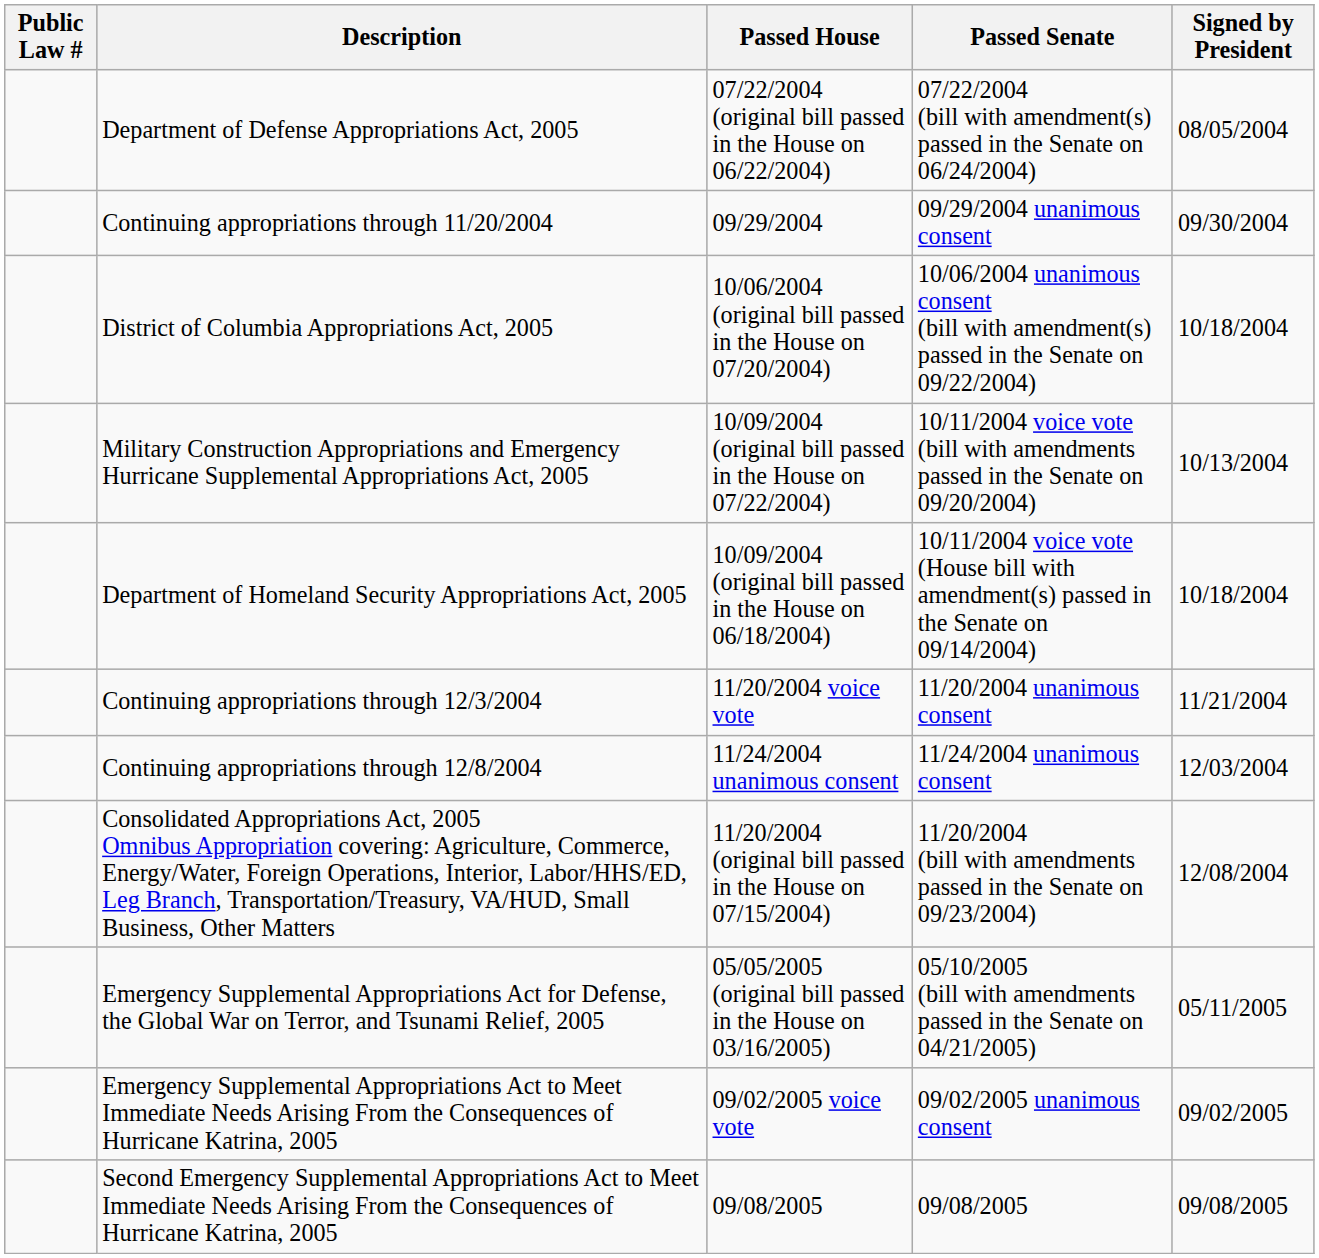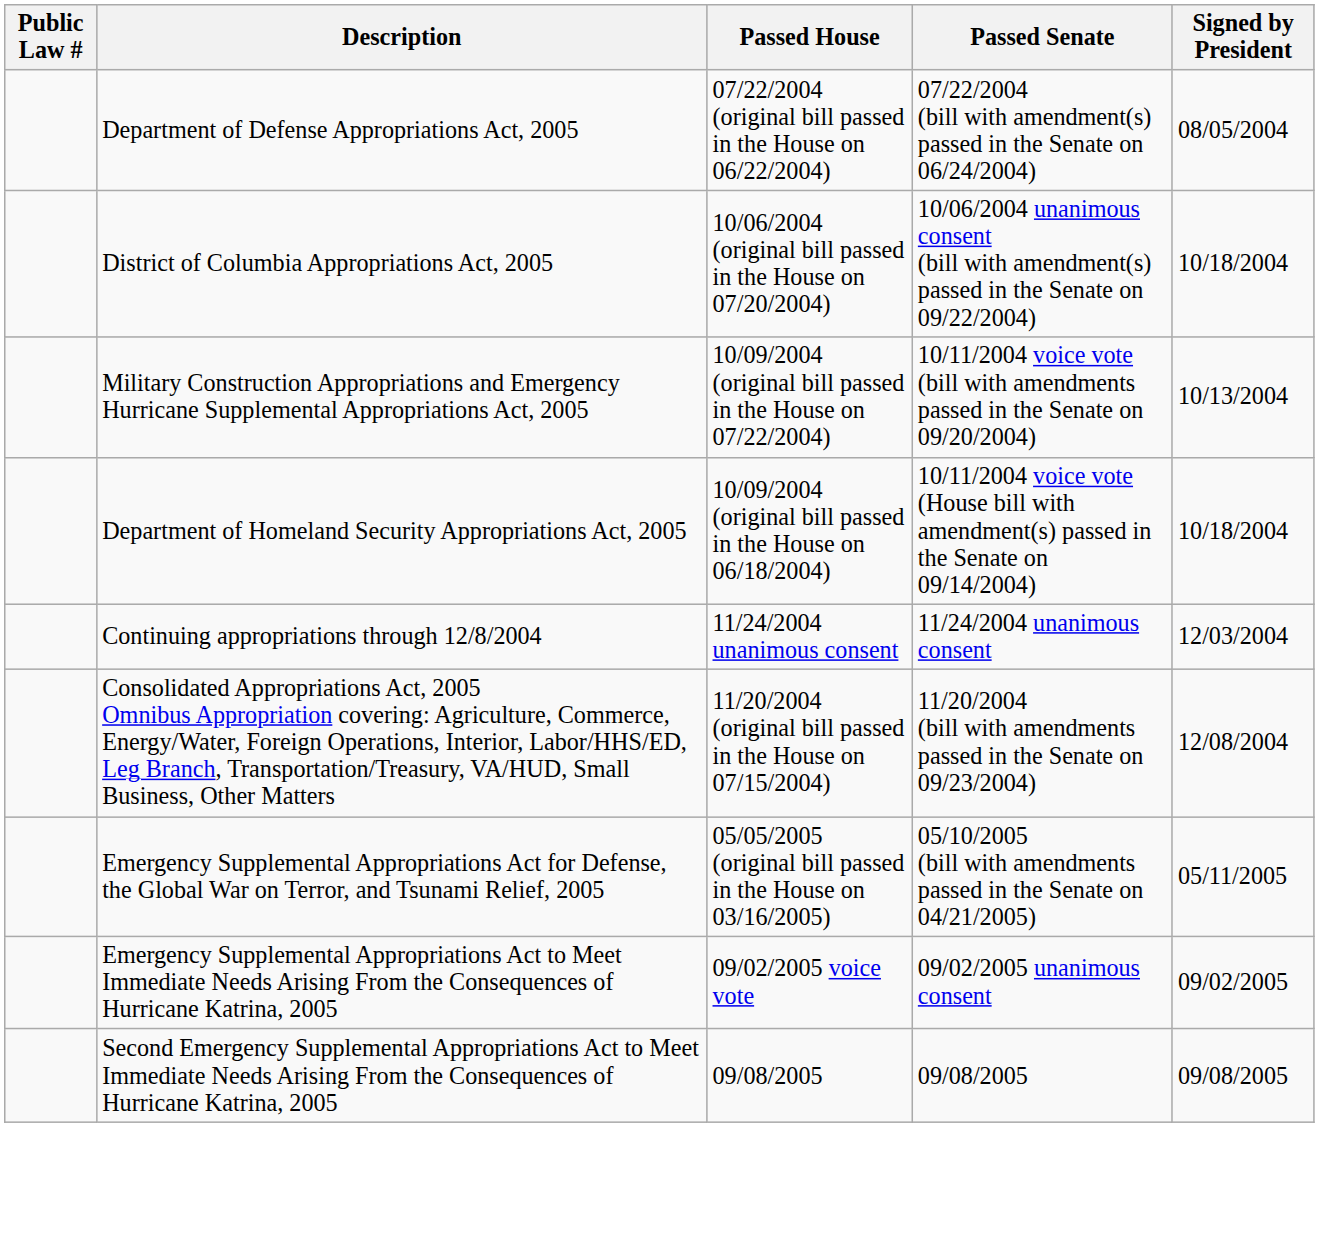- row: (328, 222)
- row: (322, 702)
